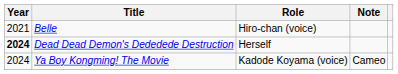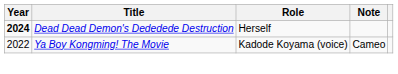- row: (46, 28)
(18, 61) 2024 -> (18, 45) 2022
